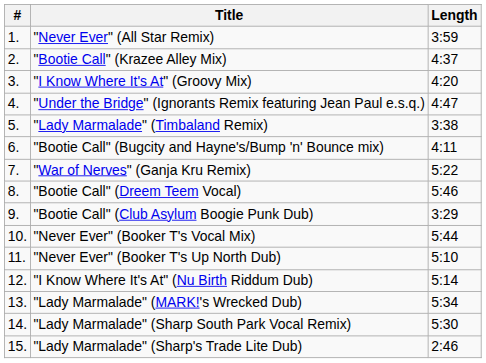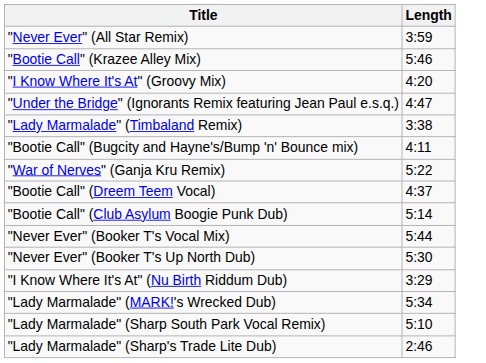- column: (17, 15)
(445, 59) 4:37 -> (419, 59) 5:46
(445, 192) 5:46 -> (419, 192) 4:37
(445, 214) 3:29 -> (419, 214) 5:14
(445, 258) 5:10 -> (419, 258) 5:30
(445, 280) 5:14 -> (419, 280) 3:29
(445, 324) 5:30 -> (419, 324) 5:10
